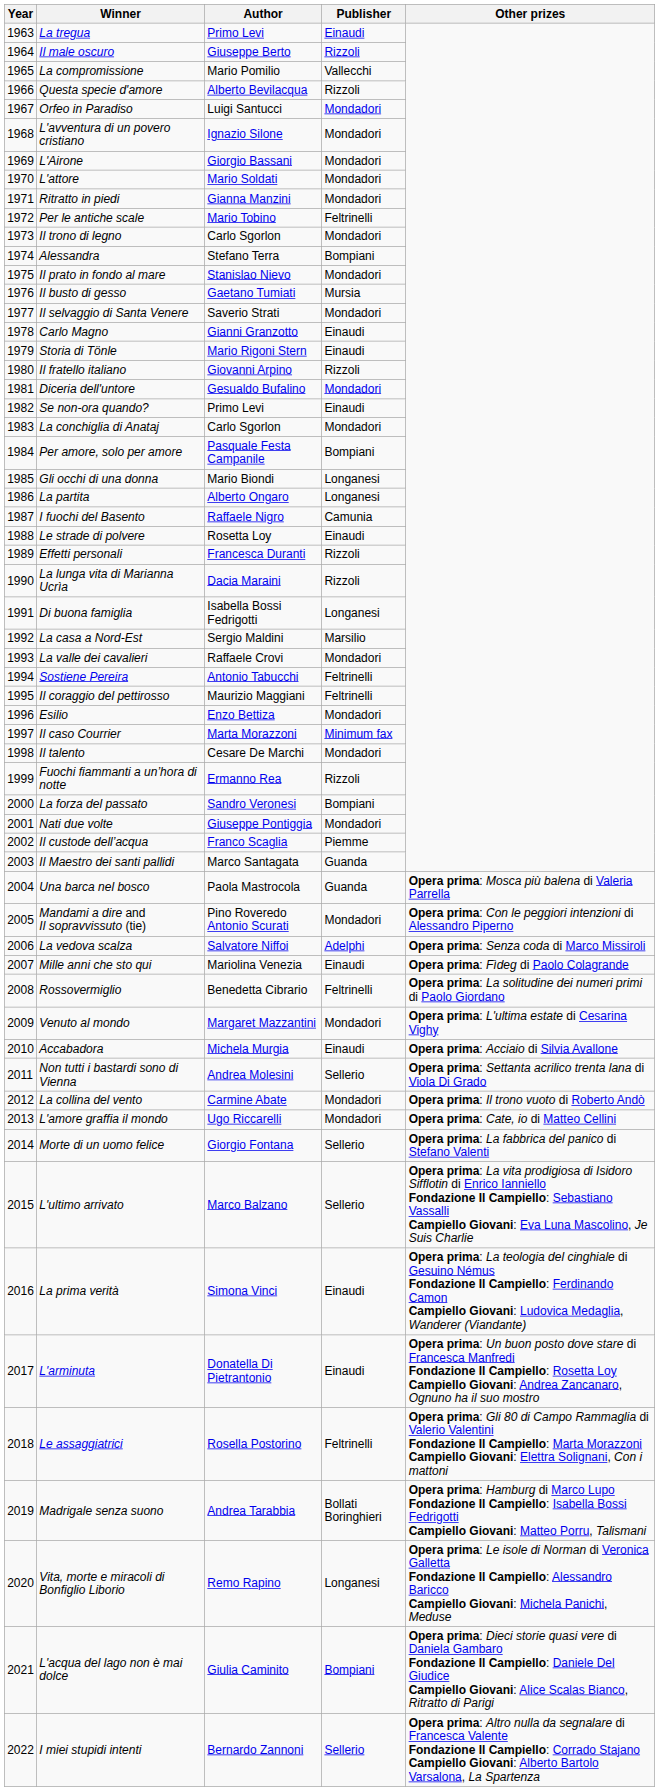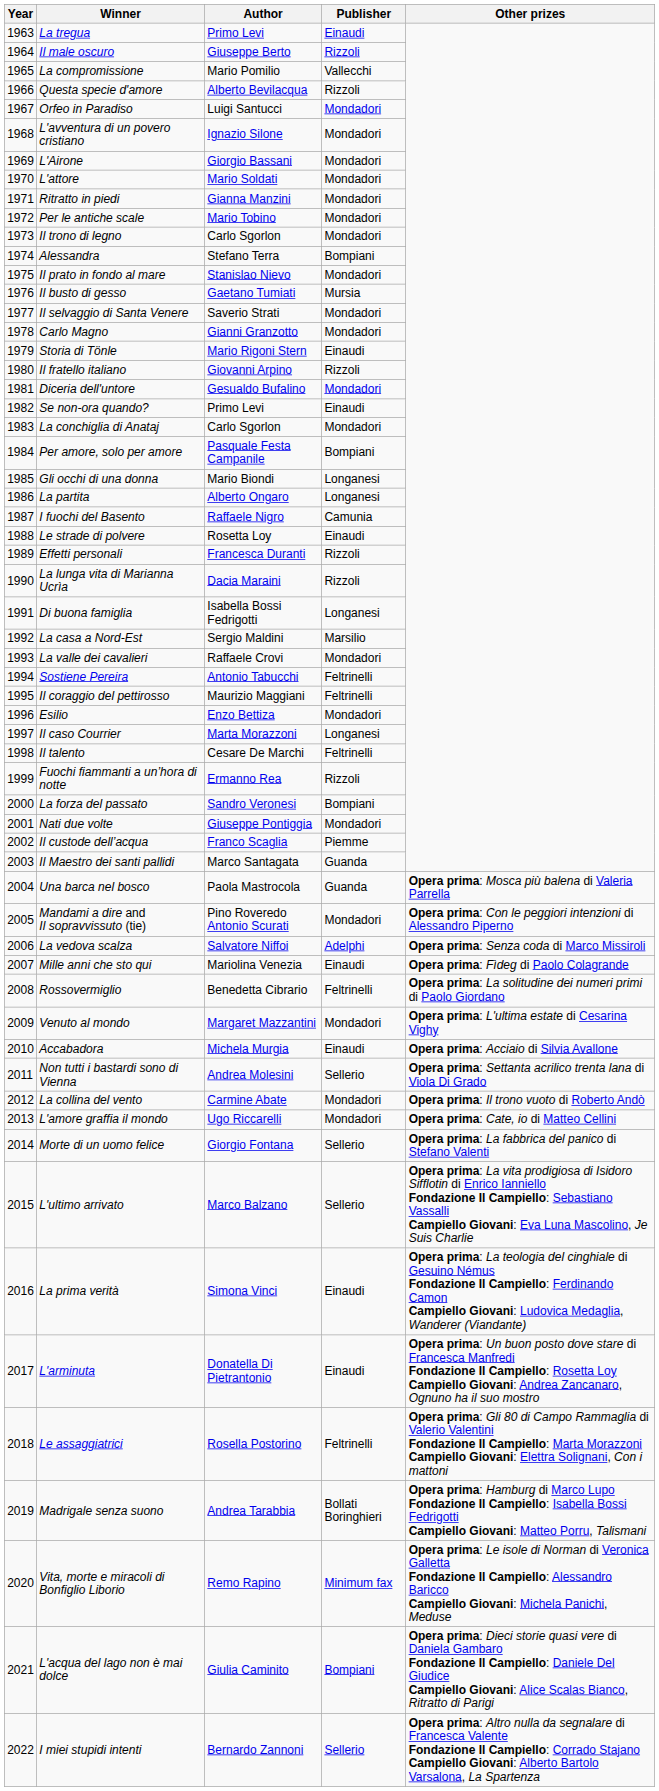(348, 217) Feltrinelli -> (353, 217) Mondadori
(344, 332) Einaudi -> (353, 332) Mondadori
(358, 734) Minimum fax -> (352, 734) Longanesi
(353, 753) Mondadori -> (348, 753) Feltrinelli
(352, 1583) Longanesi -> (358, 1583) Minimum fax
